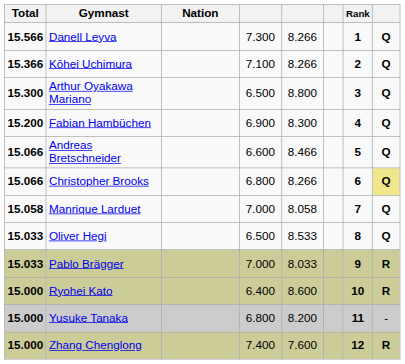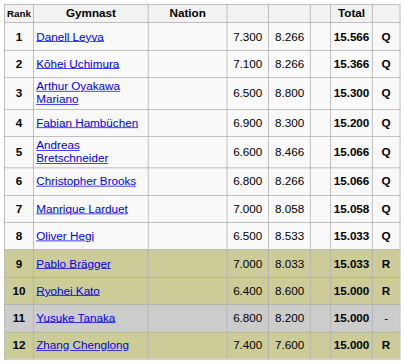columns swapped: (358, 14) <-> (25, 13)
(386, 181) khaki background -> (386, 181) no background
